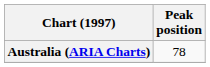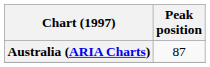(179, 51) 78 -> (179, 51) 87
